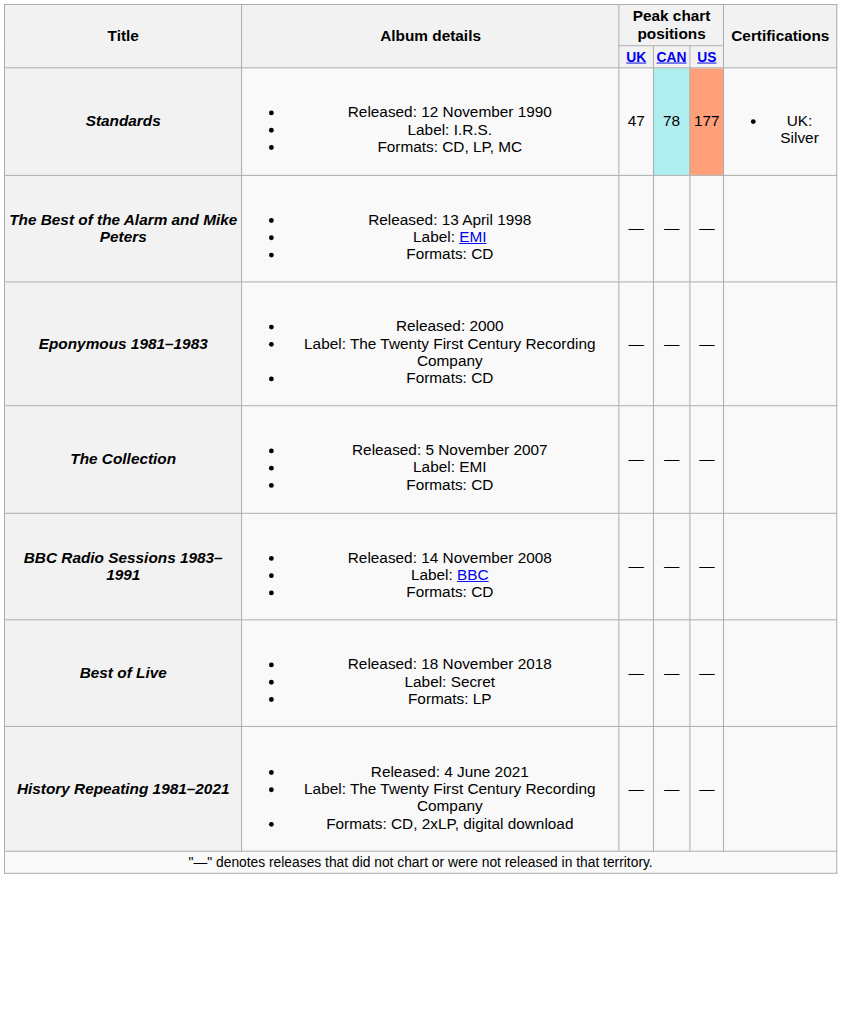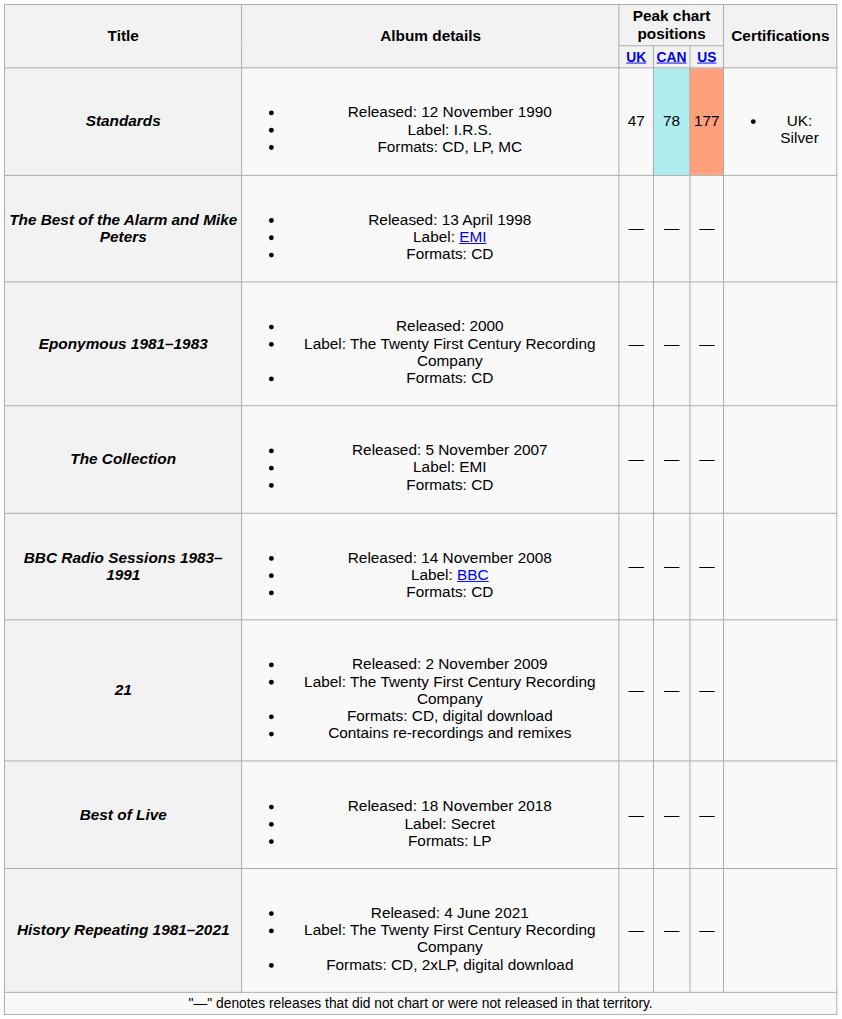+ row: (123, 690)
